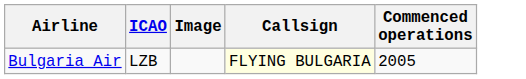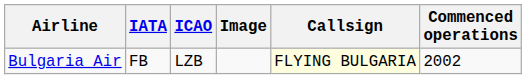+ column: (148, 26)
(397, 61) 2005 -> (442, 61) 2002
